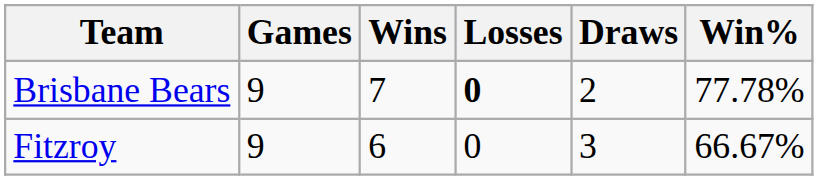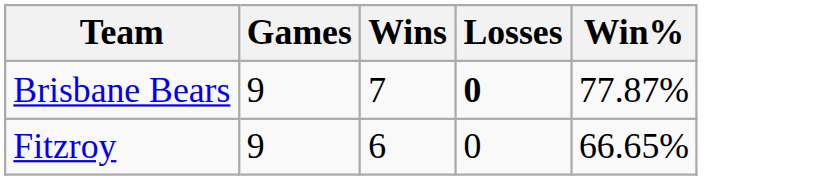- column: (629, 32)
(750, 89) 77.78% -> (634, 89) 77.87%
(750, 145) 66.67% -> (634, 145) 66.65%
